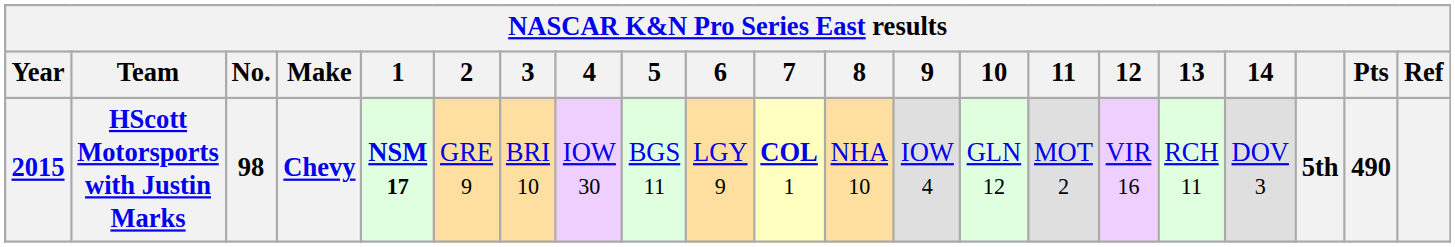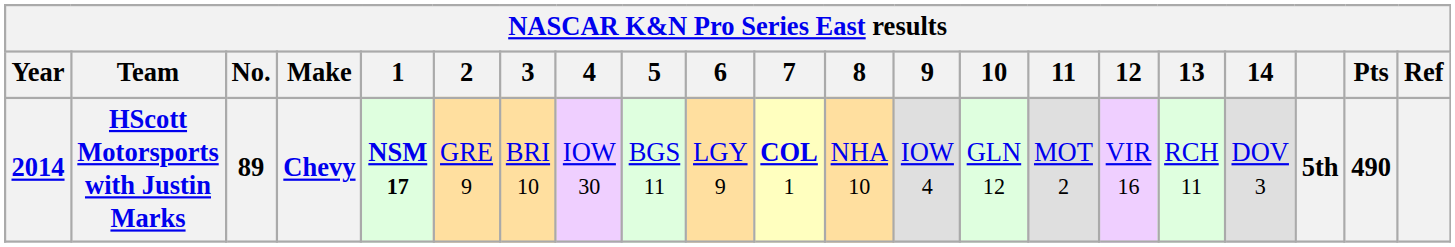(38, 169) 2015 -> (38, 169) 2014
(251, 169) 98 -> (251, 169) 89
